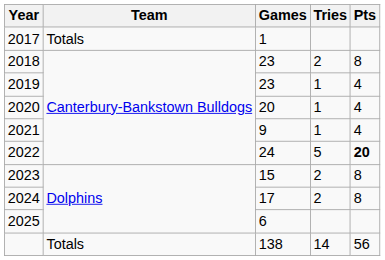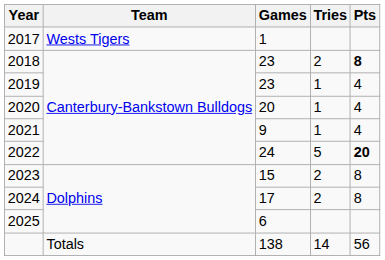(65, 38) Totals -> (88, 38) Wests Tigers
(358, 61) normal -> (358, 61) bold
